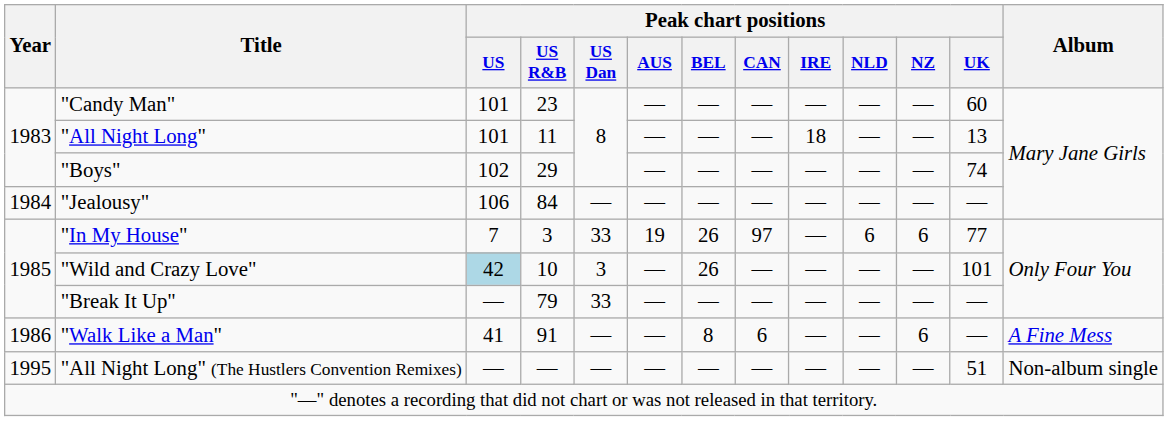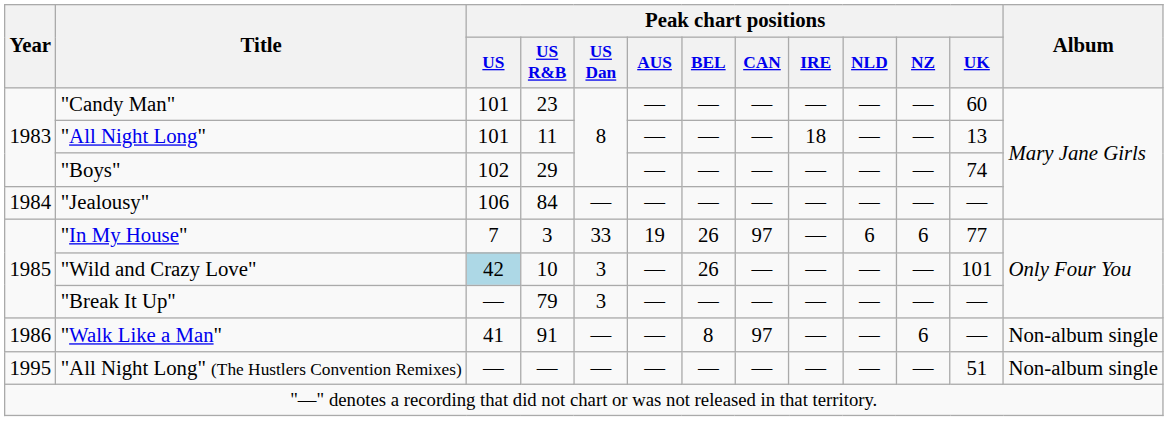(601, 301) 33 -> (601, 301) 3
(762, 334) 6 -> (762, 334) 97
(1060, 334) A Fine Mess -> (1083, 334) Non-album single
